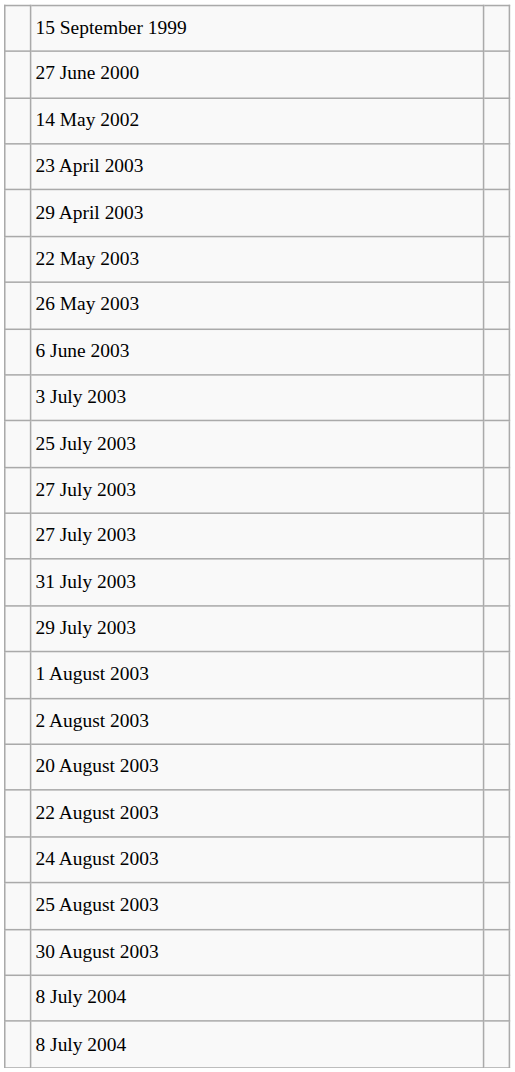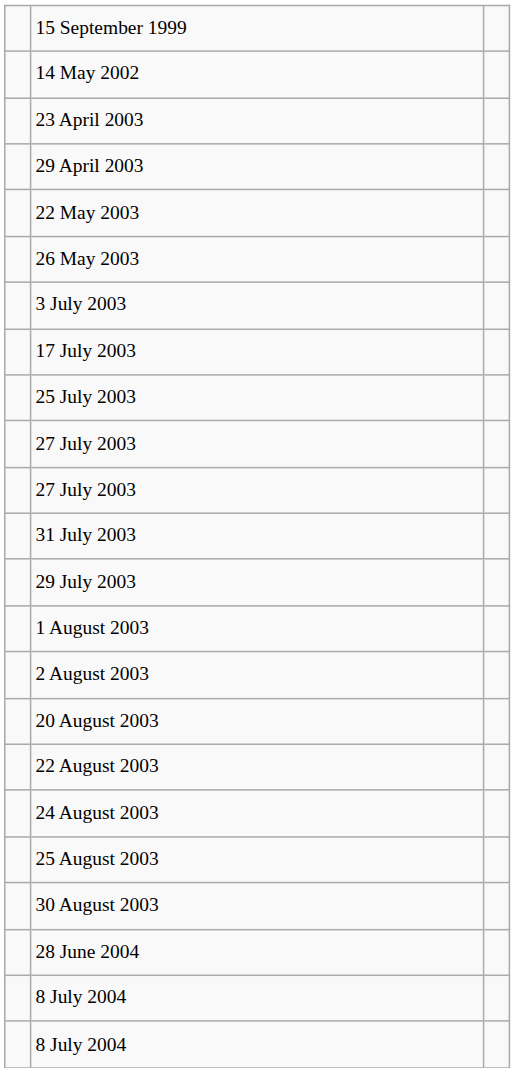- row: (18, 75)
- row: (18, 352)
+ row: (18, 352)
+ row: (18, 952)
